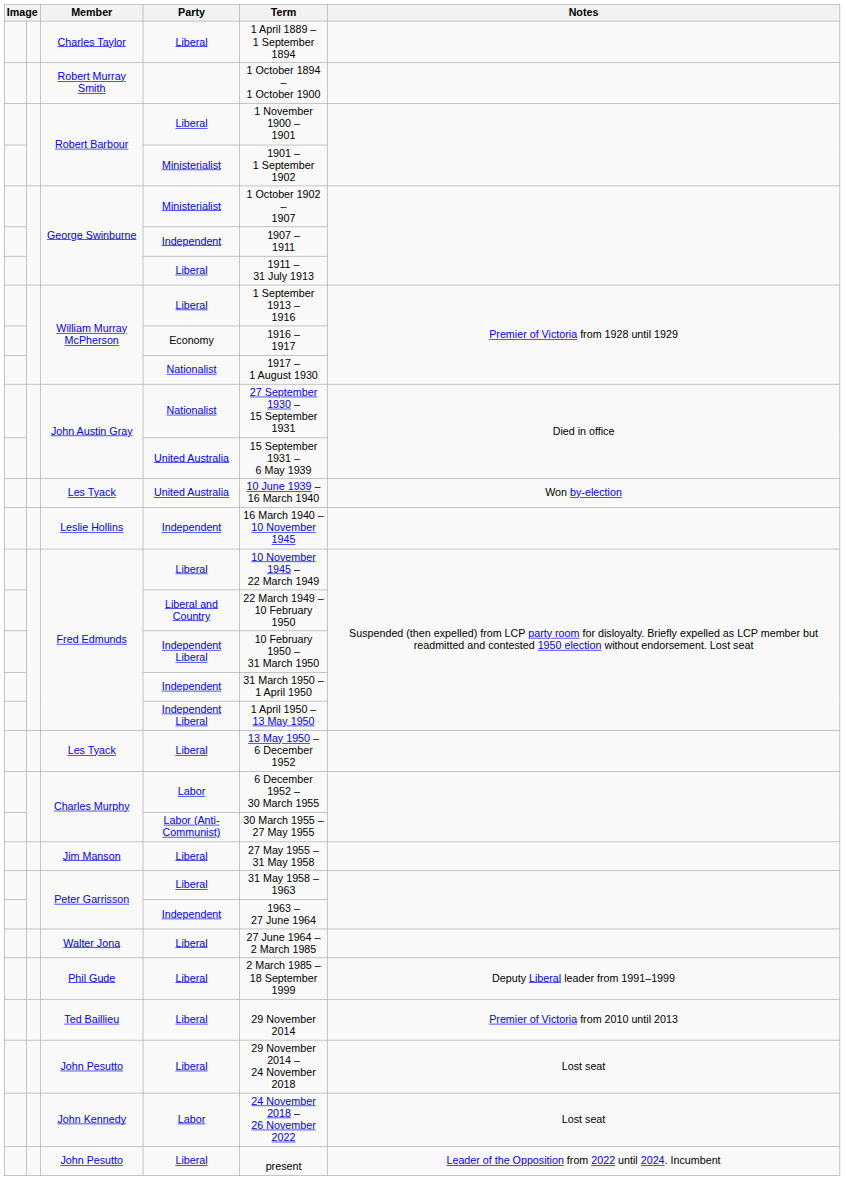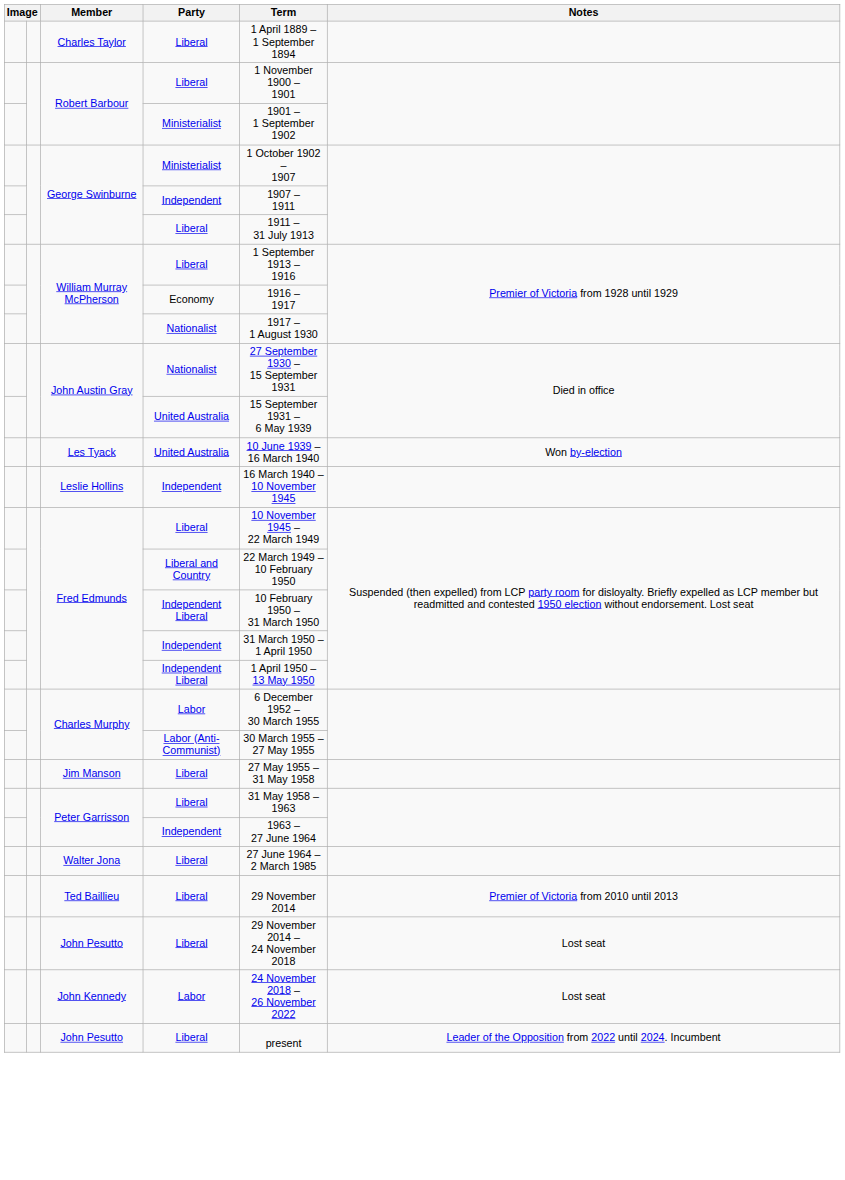- row: (92, 83)
- row: (92, 751)
- row: (92, 978)
